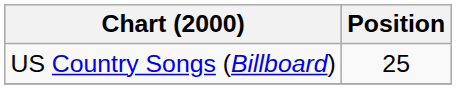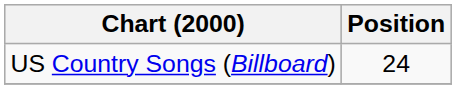(396, 63) 25 -> (396, 63) 24
